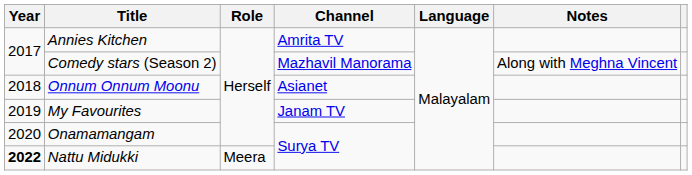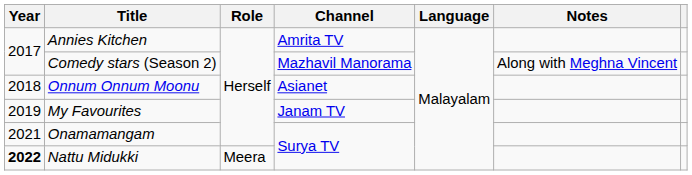(24, 134) 2020 -> (24, 134) 2021
